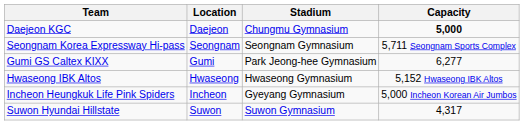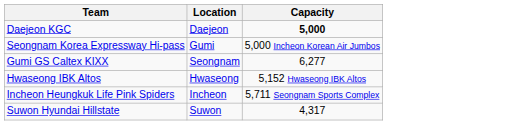- column: (311, 12)
(215, 45) Seongnam -> (202, 45) Gumi
(449, 45) 5,711 Seongnam Sports Complex -> (312, 45) 5,000 Incheon Korean Air Jumbos
(202, 62) Gumi -> (215, 62) Seongnam
(449, 95) 5,000 Incheon Korean Air Jumbos -> (312, 95) 5,711 Seongnam Sports Complex
